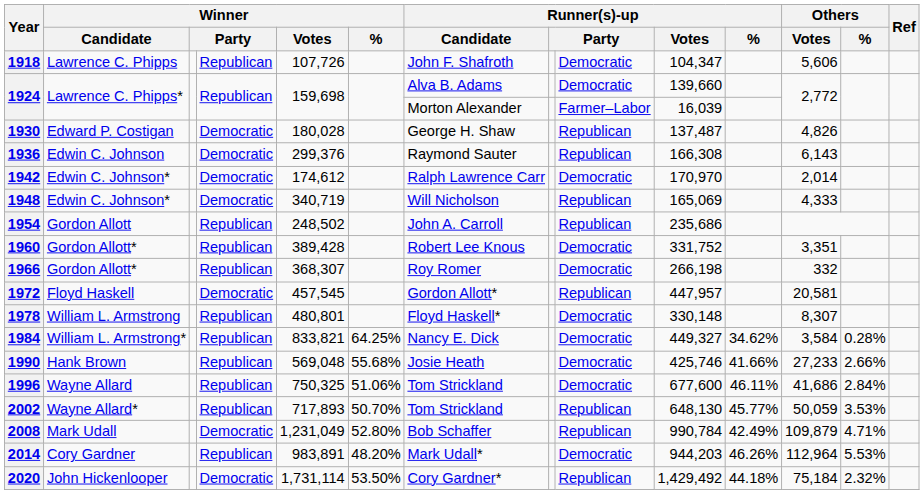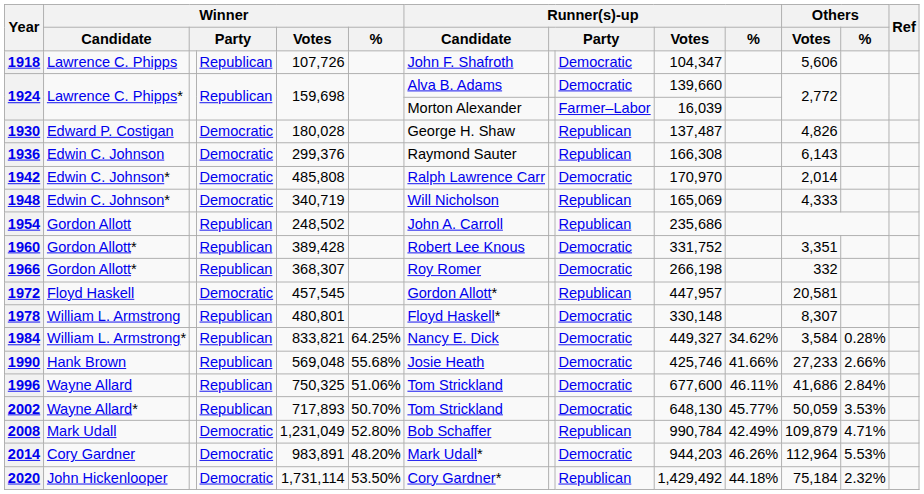(318, 177) 174,612 -> (318, 177) 485,808
(595, 408) Republican -> (595, 408) Democratic
(236, 454) Republican -> (236, 454) Democratic
